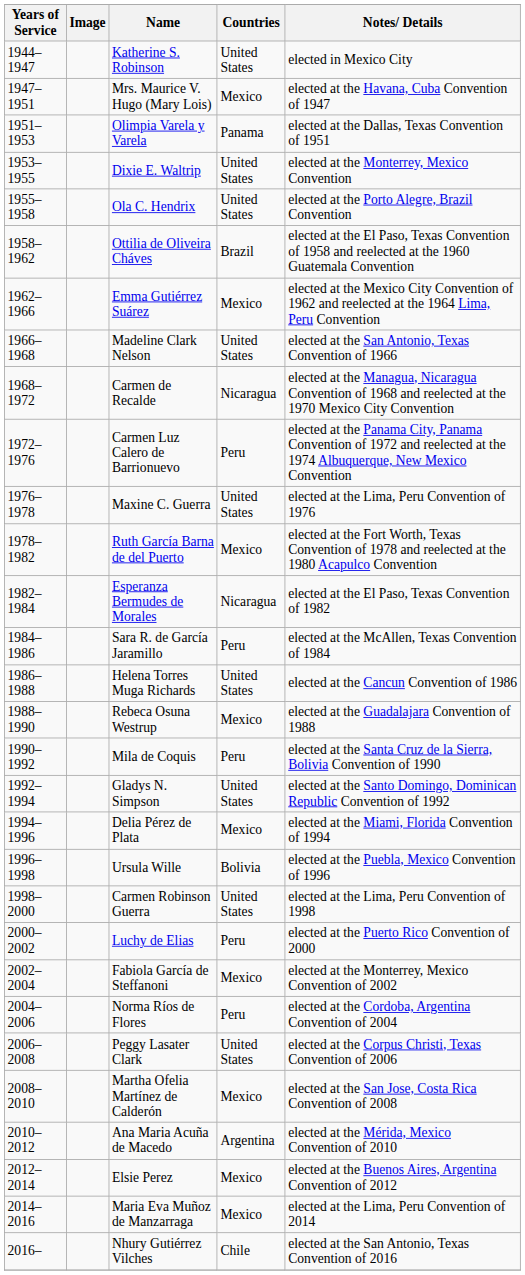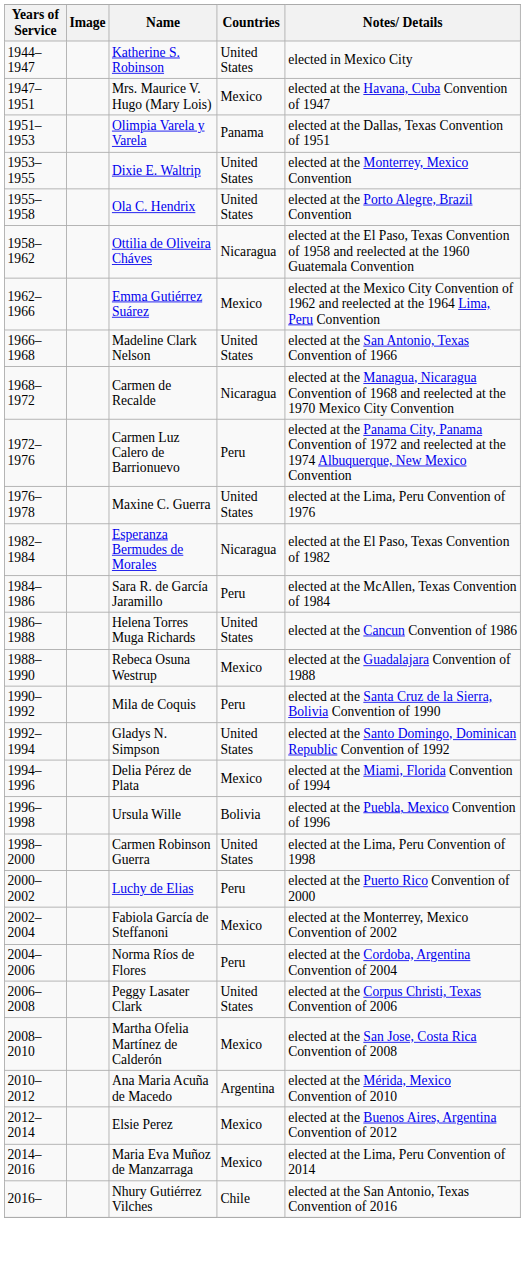(237, 251) Brazil -> (248, 251) Nicaragua
- row: (163, 549)
